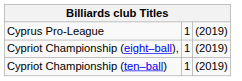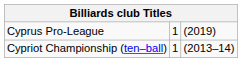- row: (93, 48)
(212, 66) (2019) -> (209, 48) (2013–14)
